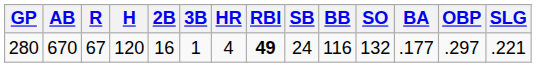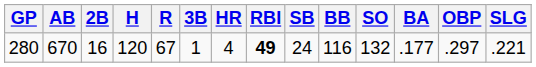columns swapped: (96, 18) <-> (164, 18)
